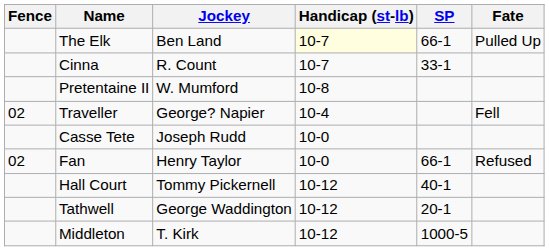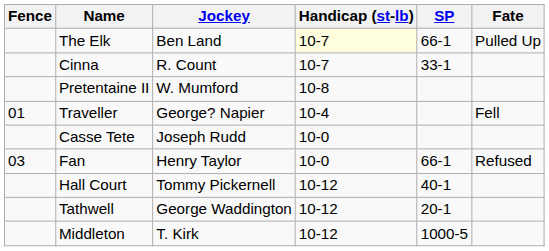(16, 112) 02 -> (16, 112) 01
(16, 161) 02 -> (16, 161) 03
